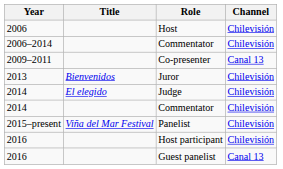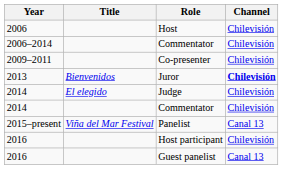(246, 60) Canal 13 -> (251, 60) Chilevisión
(251, 76) normal -> (252, 76) bold
(251, 124) Chilevisión -> (246, 124) Canal 13
